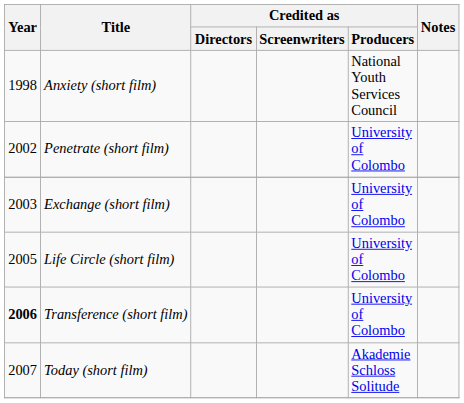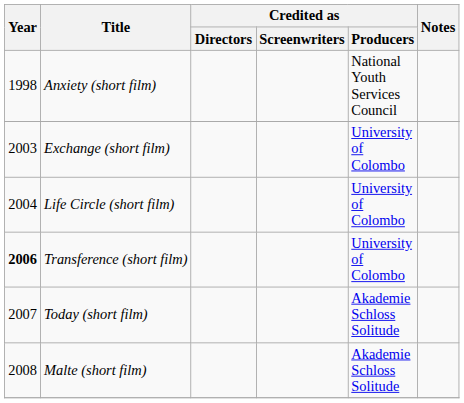- row: (106, 149)
(23, 259) 2005 -> (23, 204) 2004
+ row: (95, 370)
